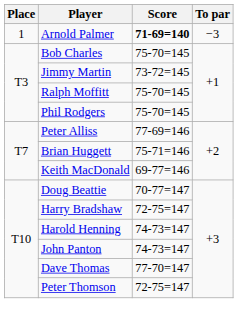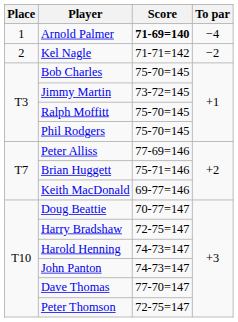(213, 33) −3 -> (213, 33) −4
+ row: (66, 53)
